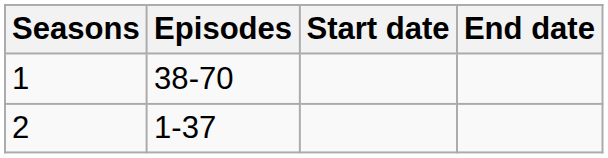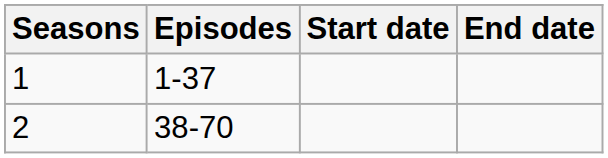(194, 78) 38-70 -> (185, 78) 1-37
(185, 127) 1-37 -> (194, 127) 38-70
